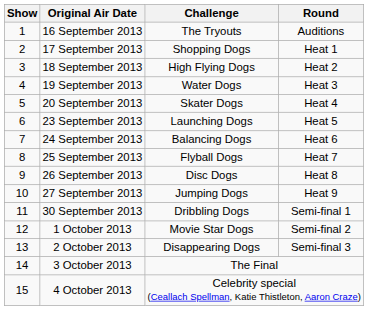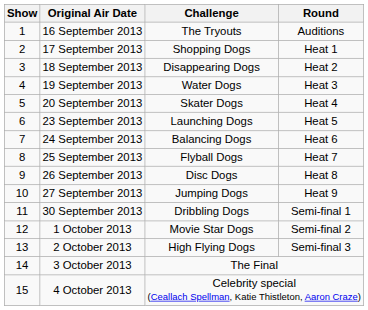(212, 67) High Flying Dogs -> (212, 67) Disappearing Dogs
(212, 247) Disappearing Dogs -> (212, 247) High Flying Dogs
